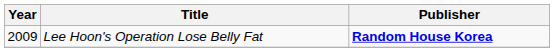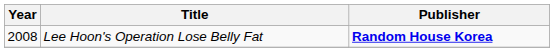(22, 36) 2009 -> (22, 36) 2008
